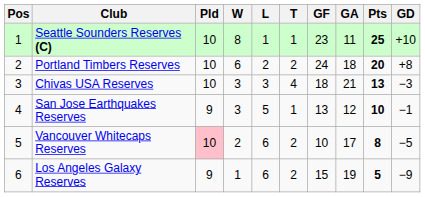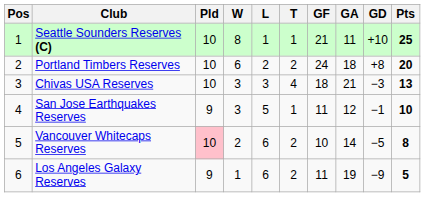columns swapped: (406, 14) <-> (378, 14)
(322, 39) 23 -> (322, 39) 21
(322, 110) 13 -> (322, 110) 11
(350, 142) 17 -> (350, 142) 14
(322, 175) 15 -> (322, 175) 11
